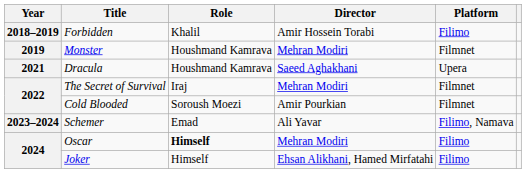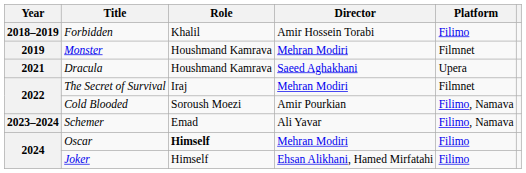(457, 104) Filmnet -> (476, 104) Filimo, Namava
